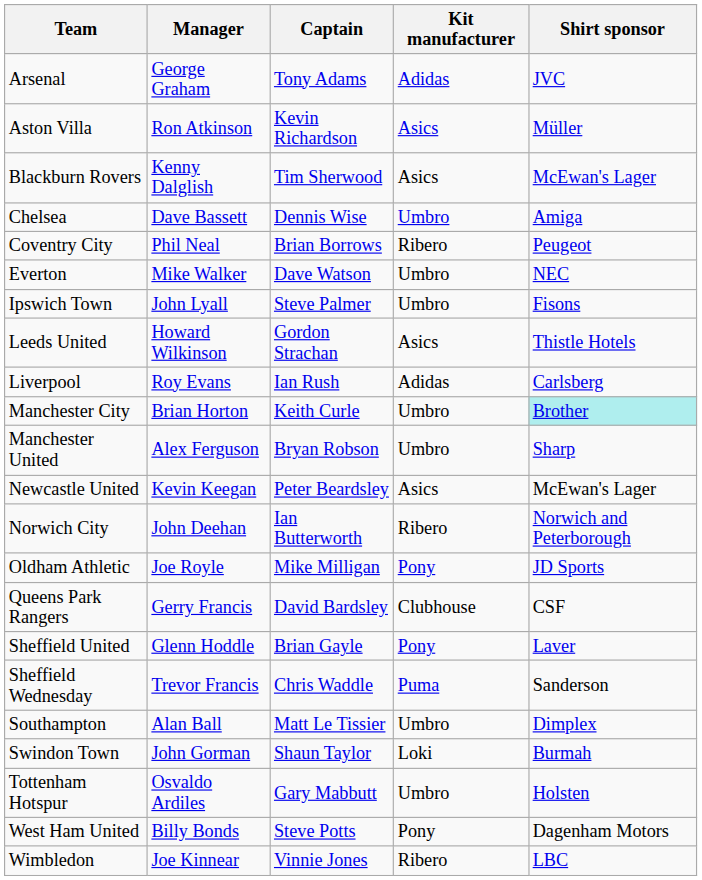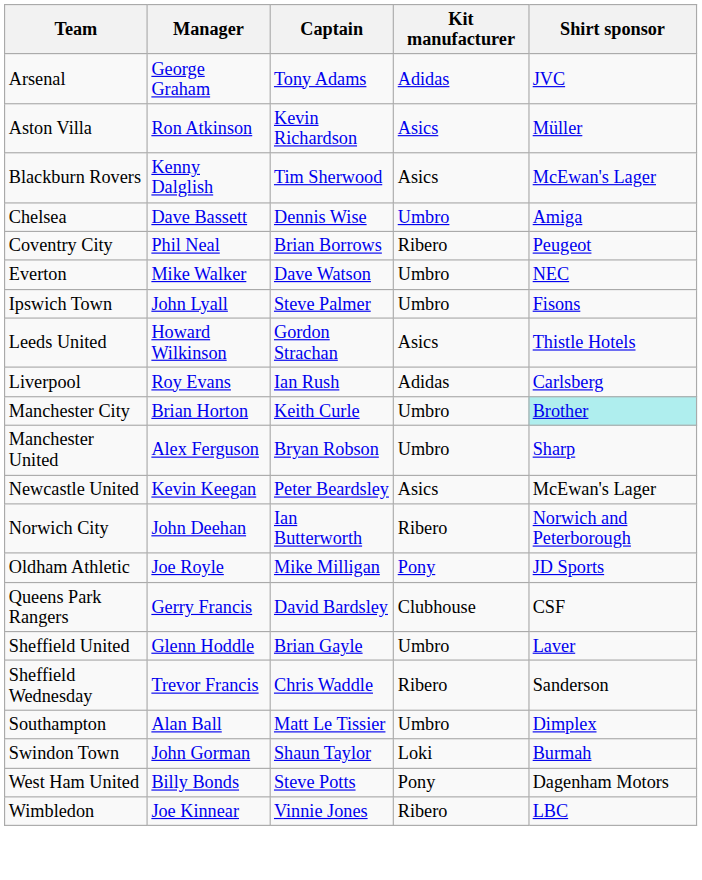(417, 645) Pony -> (424, 645) Umbro
(419, 685) Puma -> (423, 685) Ribero
- row: (48, 792)
